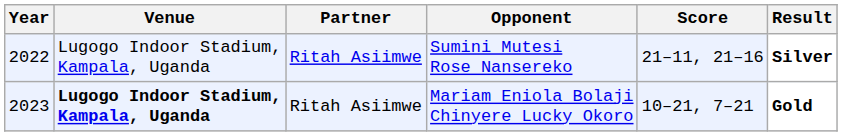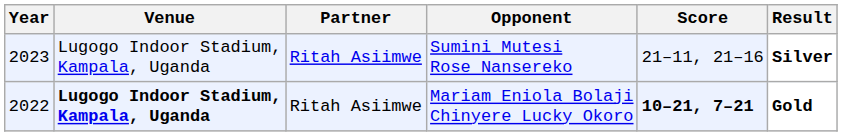(29, 57) 2022 -> (29, 57) 2023
(29, 106) 2023 -> (29, 106) 2022
(698, 106) normal -> (698, 106) bold
